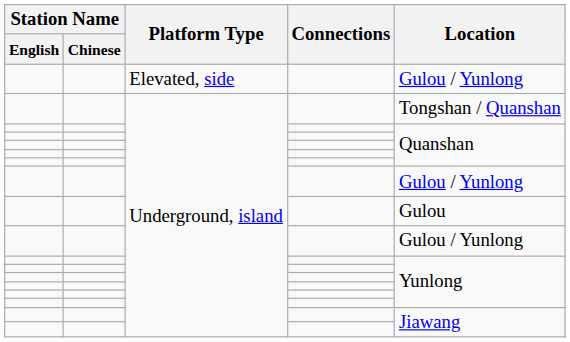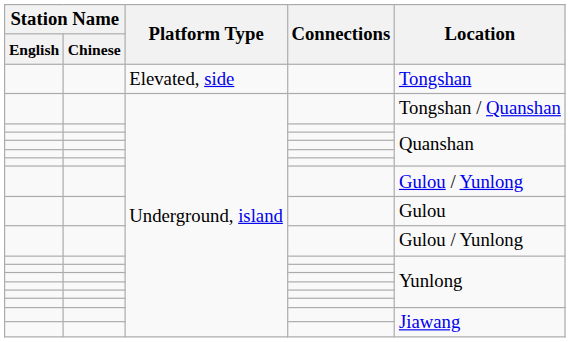(461, 78) Gulou / Yunlong -> (435, 78) Tongshan
